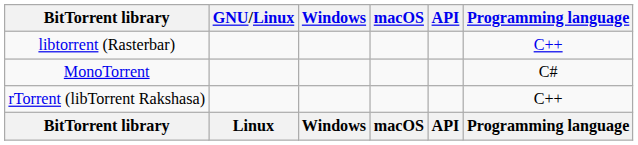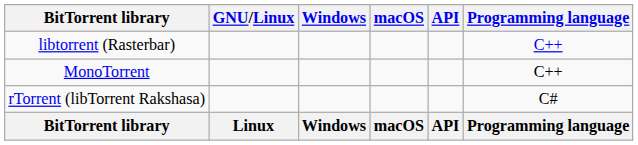(548, 72) C# -> (548, 72) C++
(548, 99) C++ -> (548, 99) C#
